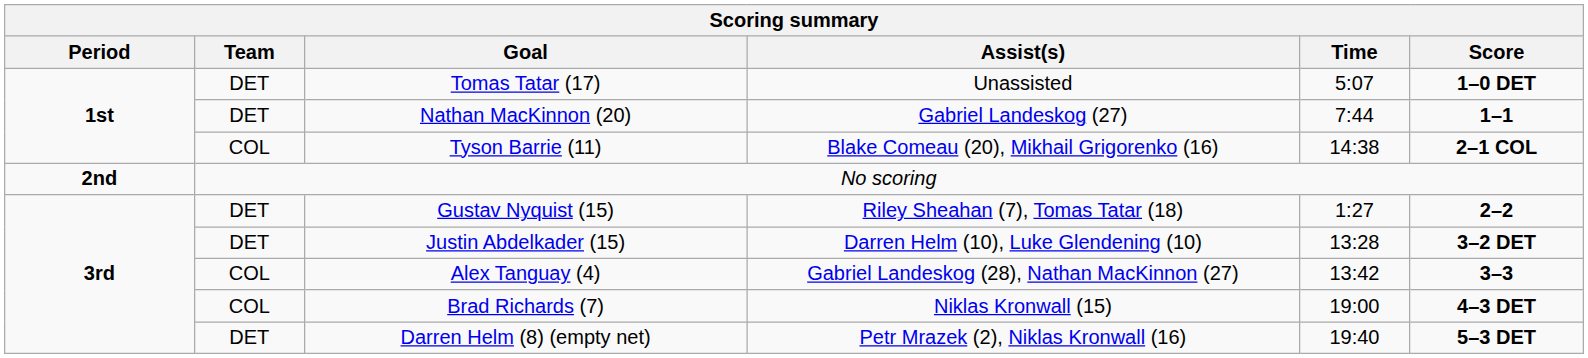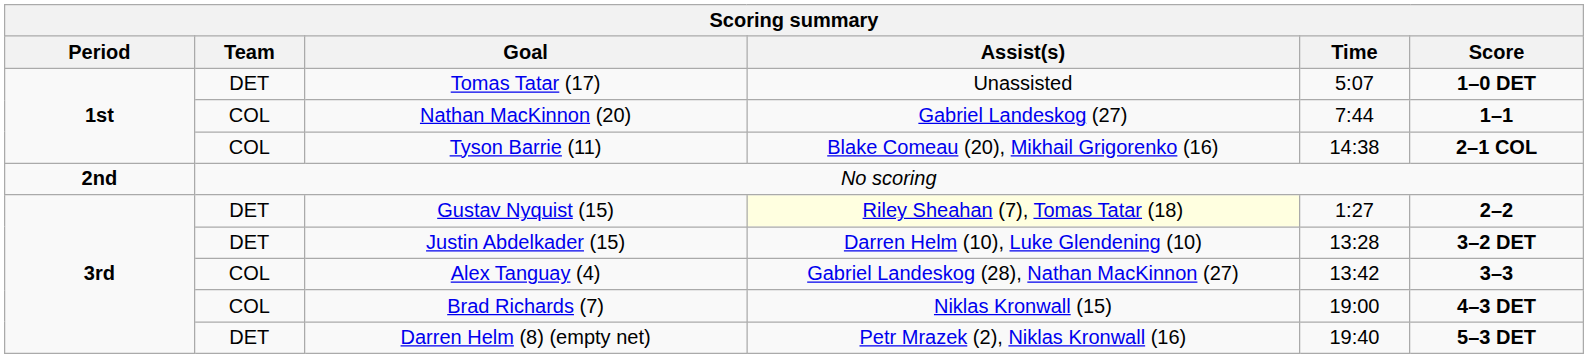(249, 115) DET -> (249, 115) COL
(1023, 210) no background -> (1023, 210) lightyellow background
